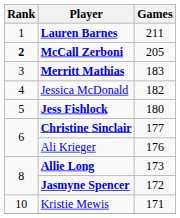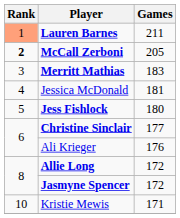(21, 33) no background -> (21, 33) lightsalmon background
(155, 90) 182 -> (155, 90) 181
(155, 166) 173 -> (155, 166) 172
